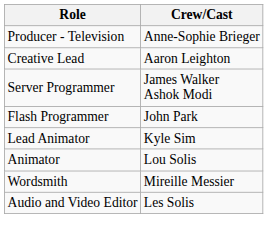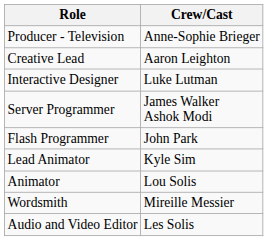+ row: (63, 79)
